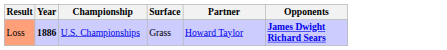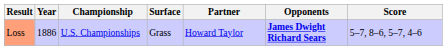+ column: (395, 12)
(47, 32) bold -> (47, 32) normal
